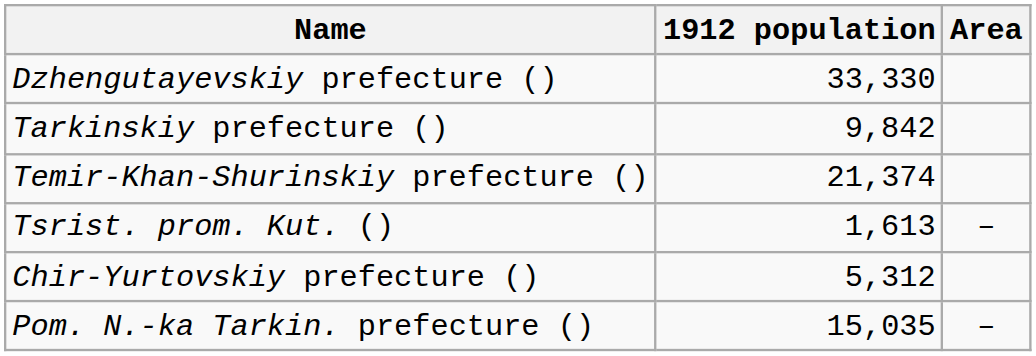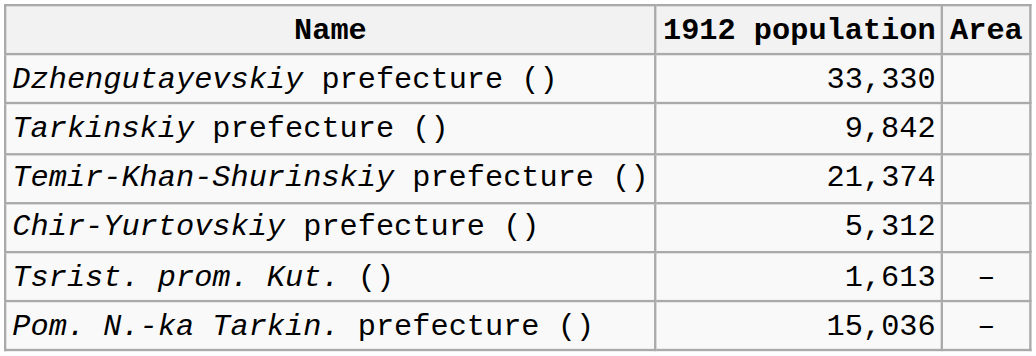rows swapped: (276, 277) <-> (203, 227)
(881, 326) 15,035 -> (881, 326) 15,036
